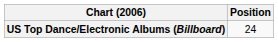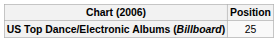(250, 29) 24 -> (250, 29) 25
